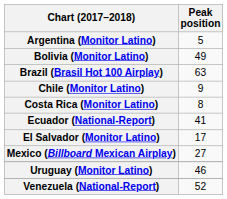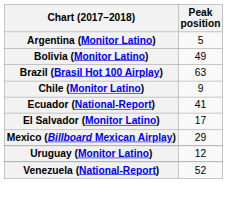- row: (91, 105)
(201, 154) 27 -> (201, 137) 29
(201, 170) 46 -> (201, 154) 12
